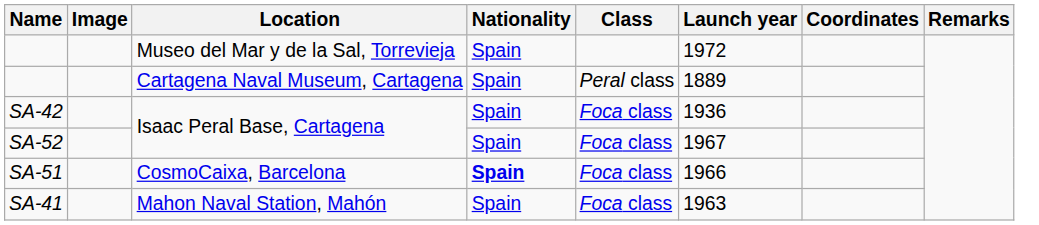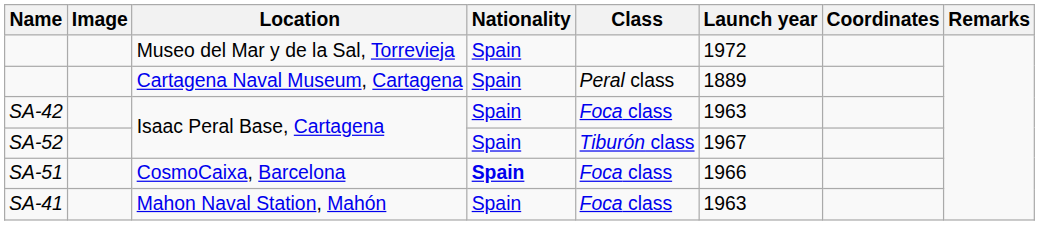(705, 111) 1936 -> (725, 111) 1963
(626, 142) Foca class -> (637, 142) Tiburón class
